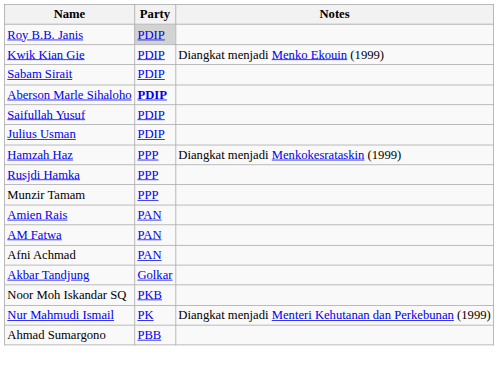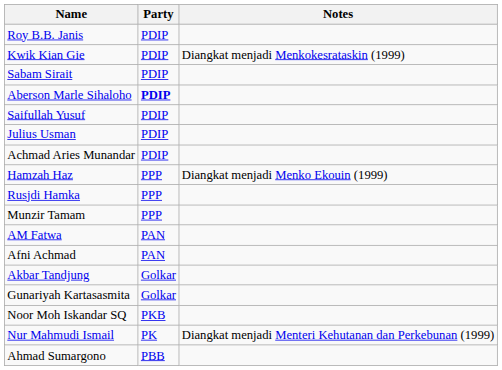(151, 34) lightgrey background -> (155, 34) no background
(281, 54) Diangkat menjadi Menko Ekouin (1999) -> (293, 54) Diangkat menjadi Menkokesrataskin (1999)
+ row: (71, 154)
(290, 154) Diangkat menjadi Menkokesrataskin (1999) -> (285, 174) Diangkat menjadi Menko Ekouin (1999)
- row: (37, 214)
+ row: (69, 295)
